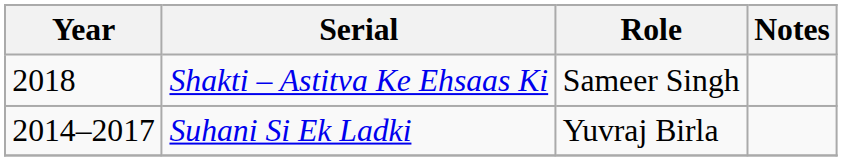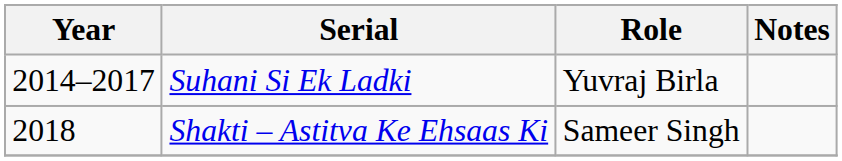rows swapped: (290, 130) <-> (359, 79)
